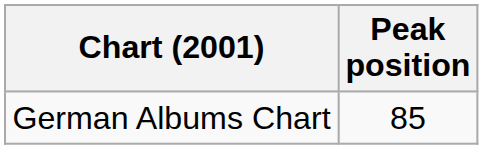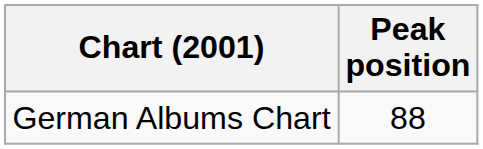(408, 117) 85 -> (408, 117) 88
